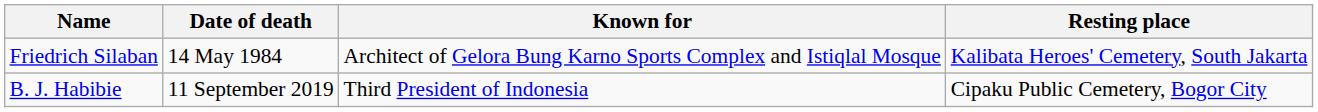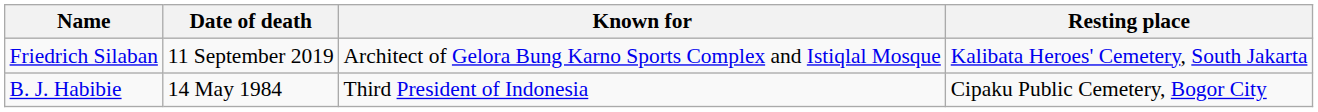(225, 55) 14 May 1984 -> (251, 55) 11 September 2019
(251, 89) 11 September 2019 -> (225, 89) 14 May 1984
